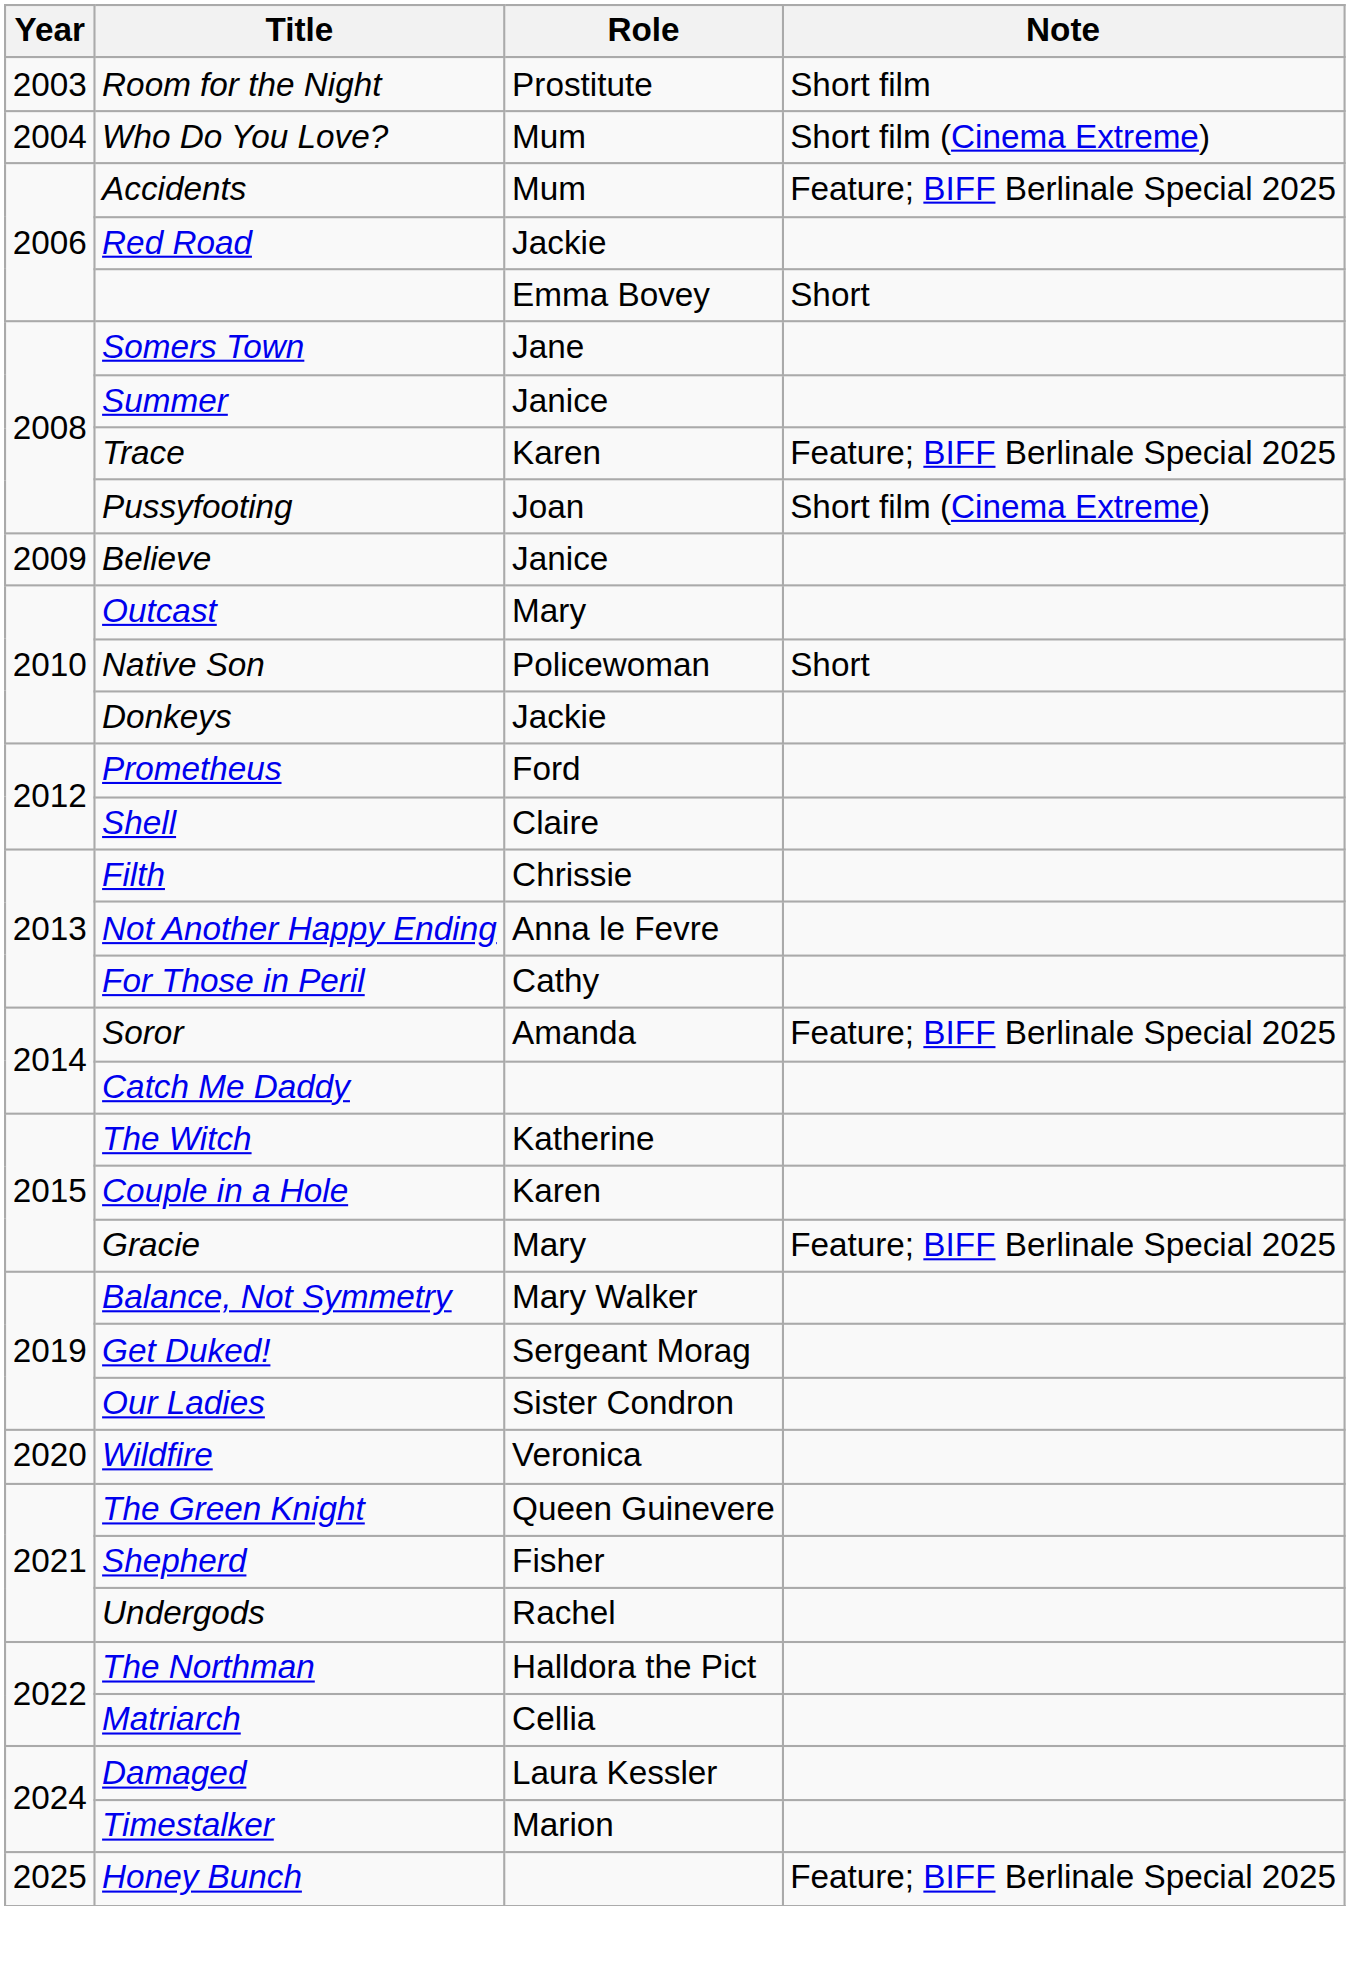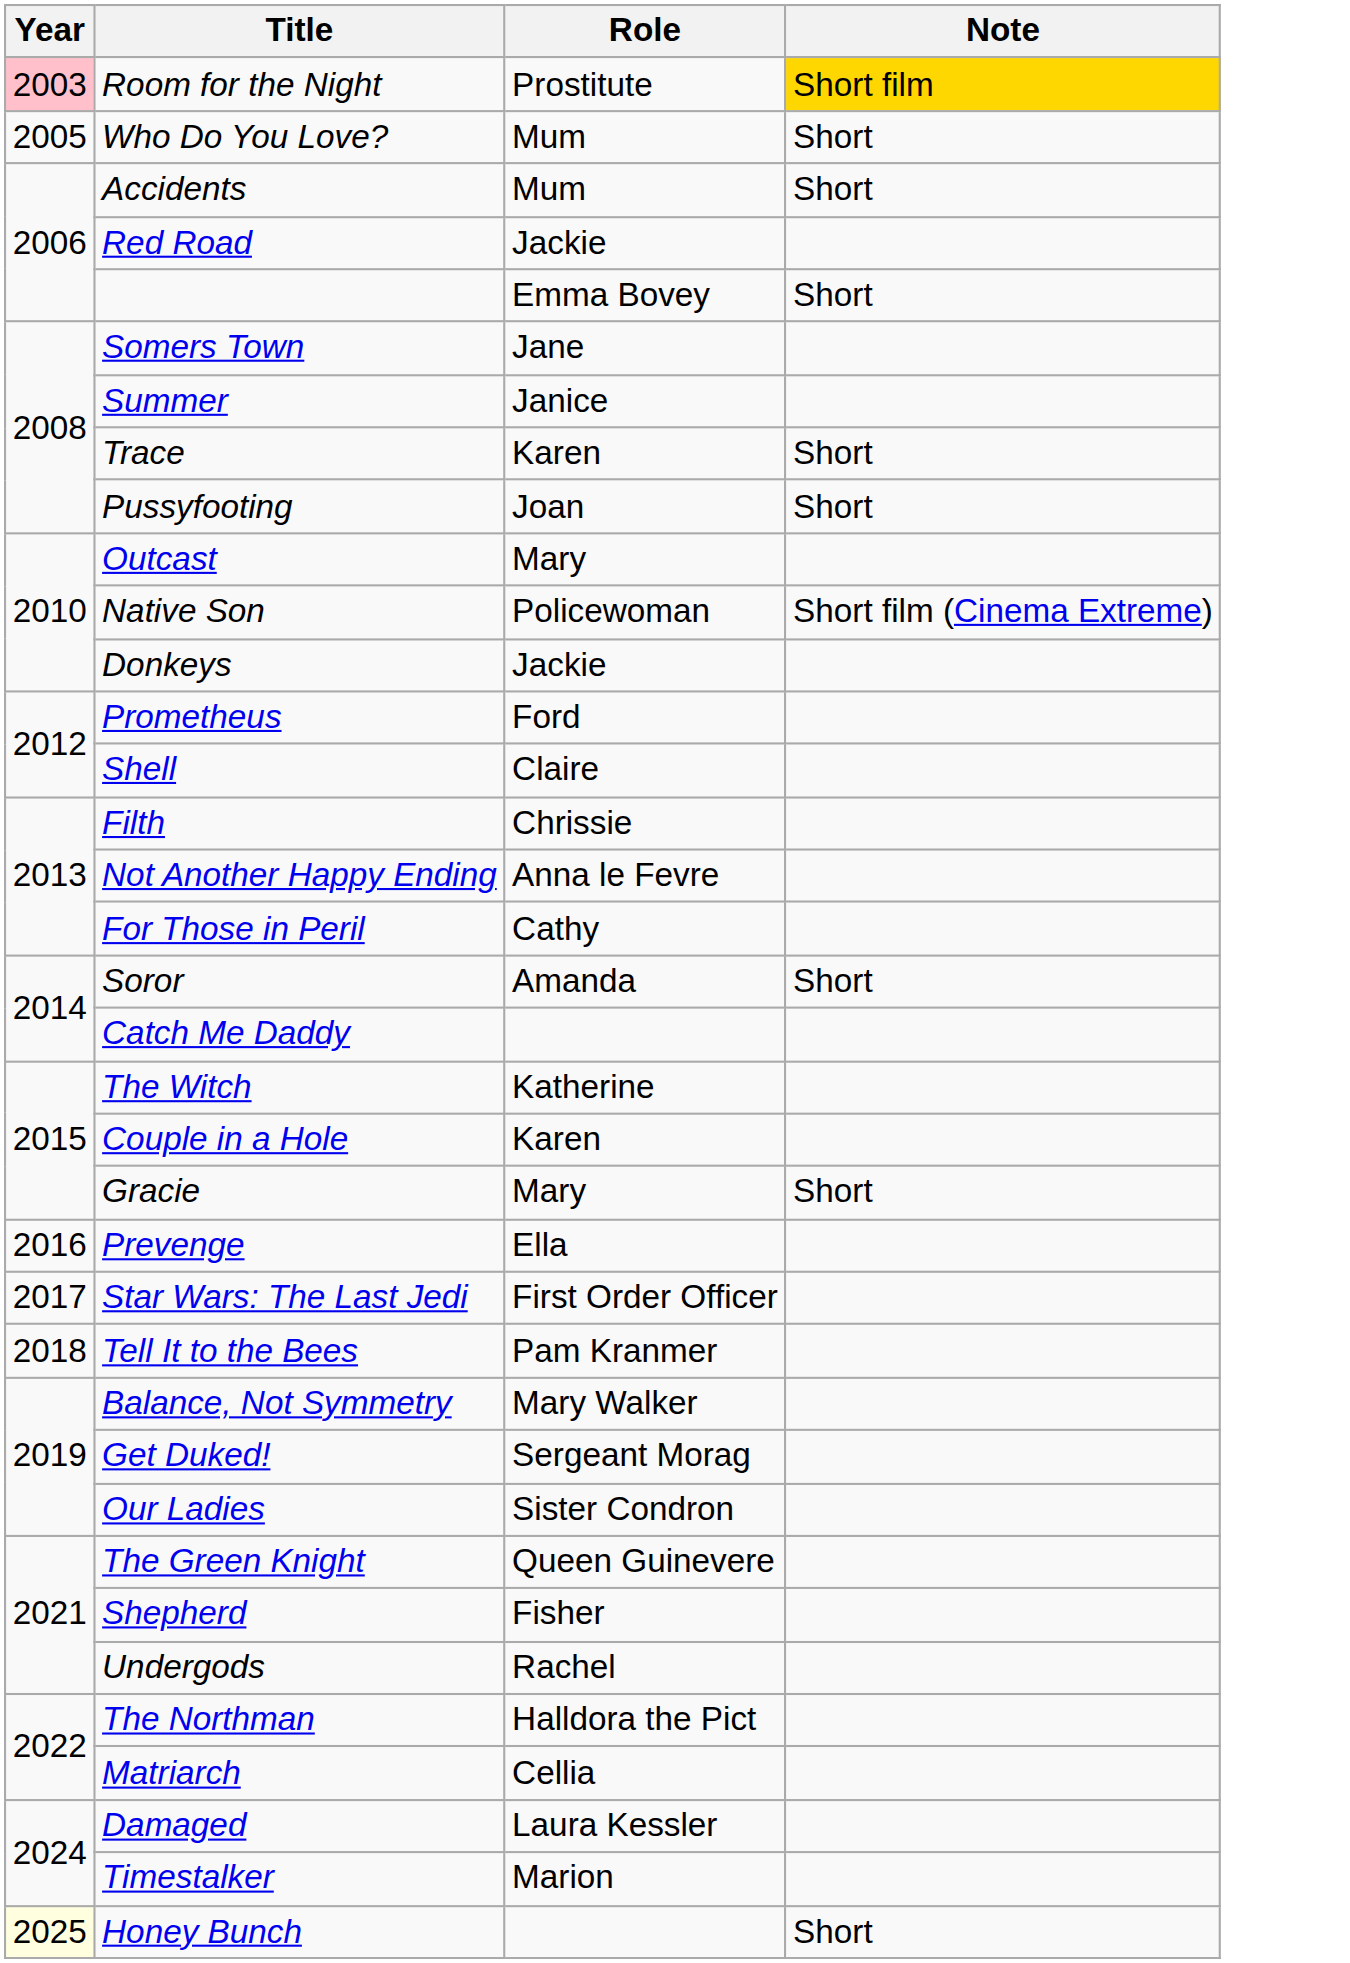(50, 83) no background -> (50, 83) pink background
(860, 83) no background -> (863, 83) gold background
(50, 136) 2004 -> (50, 136) 2005
(1000, 136) Short film (Cinema Extreme) -> (833, 136) Short
(1063, 189) Feature; BIFF Berlinale Special 2025 -> (833, 189) Short
(1063, 453) Feature; BIFF Berlinale Special 2025 -> (833, 453) Short
(1000, 505) Short film (Cinema Extreme) -> (833, 505) Short
- row: (157, 558)
(830, 664) Short -> (1003, 611) Short film (Cinema Extreme)
(1063, 1033) Feature; BIFF Berlinale Special 2025 -> (833, 980) Short
(1063, 1244) Feature; BIFF Berlinale Special 2025 -> (833, 1192) Short
+ row: (173, 1244)
+ row: (285, 1297)
+ row: (230, 1350)
- row: (157, 1455)
(50, 1878) no background -> (50, 1930) lightyellow background
(1063, 1878) Feature; BIFF Berlinale Special 2025 -> (833, 1930) Short
